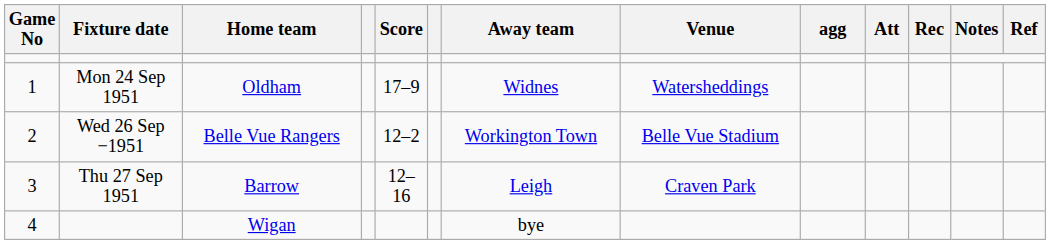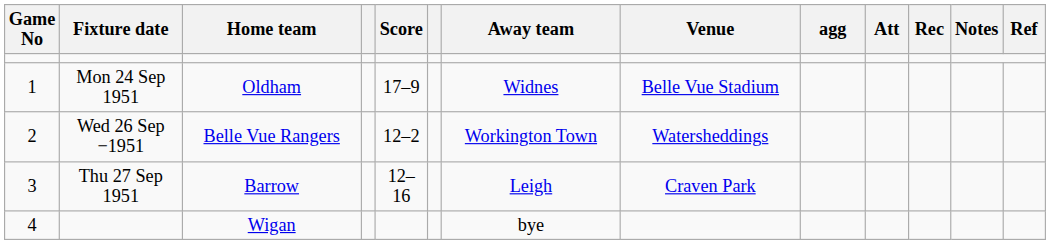(710, 87) Watersheddings -> (710, 87) Belle Vue Stadium
(710, 136) Belle Vue Stadium -> (710, 136) Watersheddings
